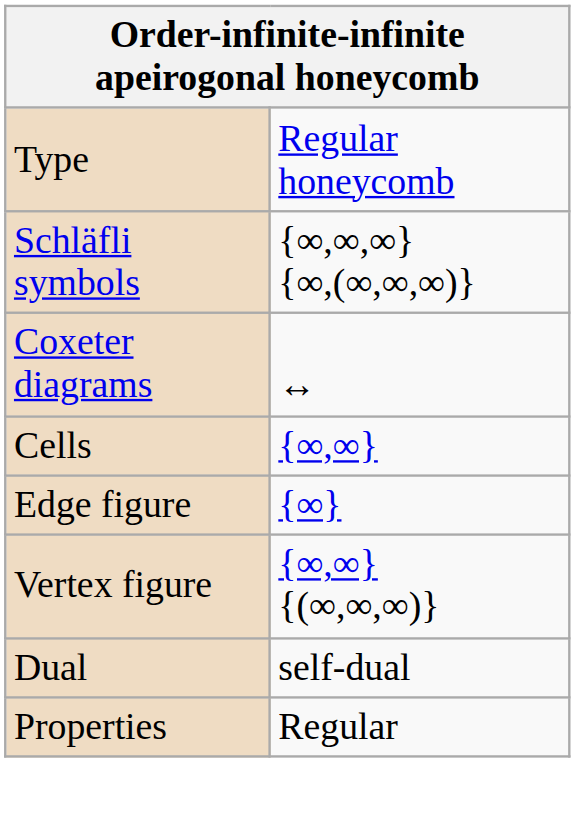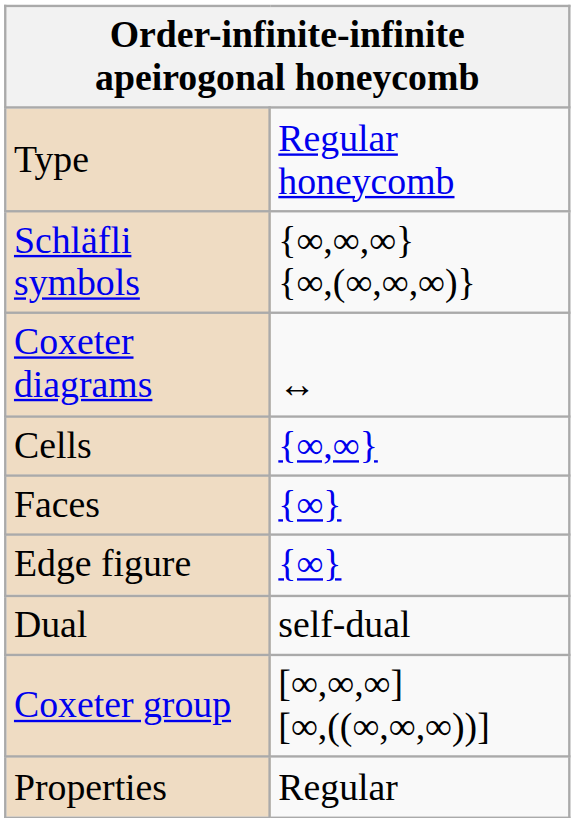+ row: (57, 504)
- row: (113, 585)
+ row: (123, 705)
